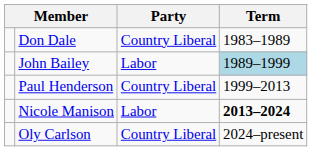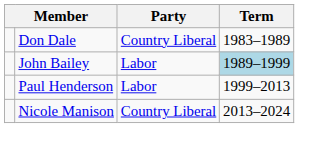(169, 87) Country Liberal -> (139, 87) Labor
(139, 110) Labor -> (169, 110) Country Liberal
(257, 110) bold -> (257, 110) normal
- row: (55, 134)
